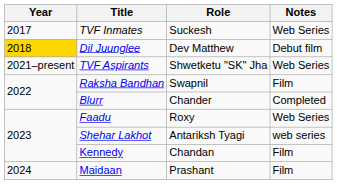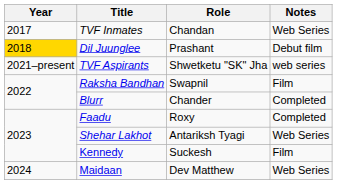(190, 30) Suckesh -> (192, 30) Chandan
(202, 48) Dev Matthew -> (191, 48) Prashant
(301, 65) Web Series -> (299, 65) web series
(301, 118) Web Series -> (299, 118) Completed
(299, 135) web series -> (301, 135) Web Series
(192, 153) Chandan -> (190, 153) Suckesh
(191, 170) Prashant -> (202, 170) Dev Matthew
(283, 170) Film -> (301, 170) Web Series
